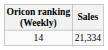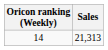(88, 38) 21,334 -> (88, 38) 21,313
